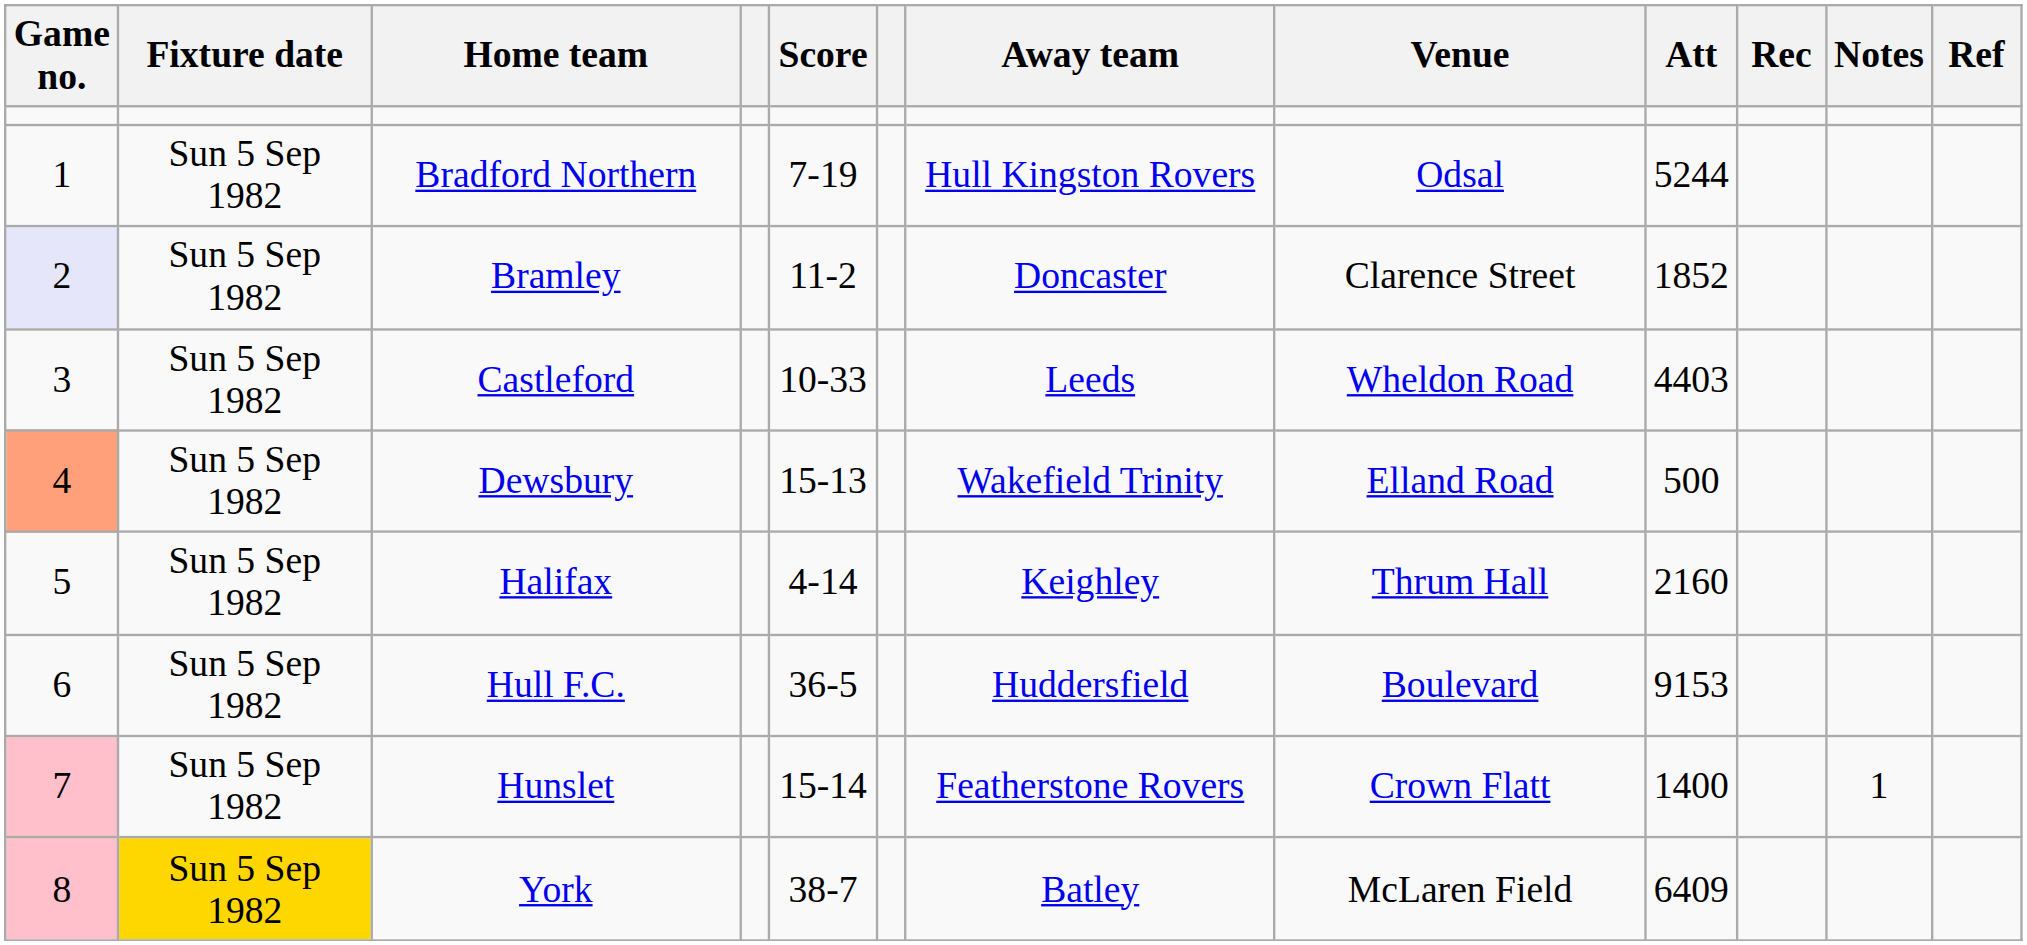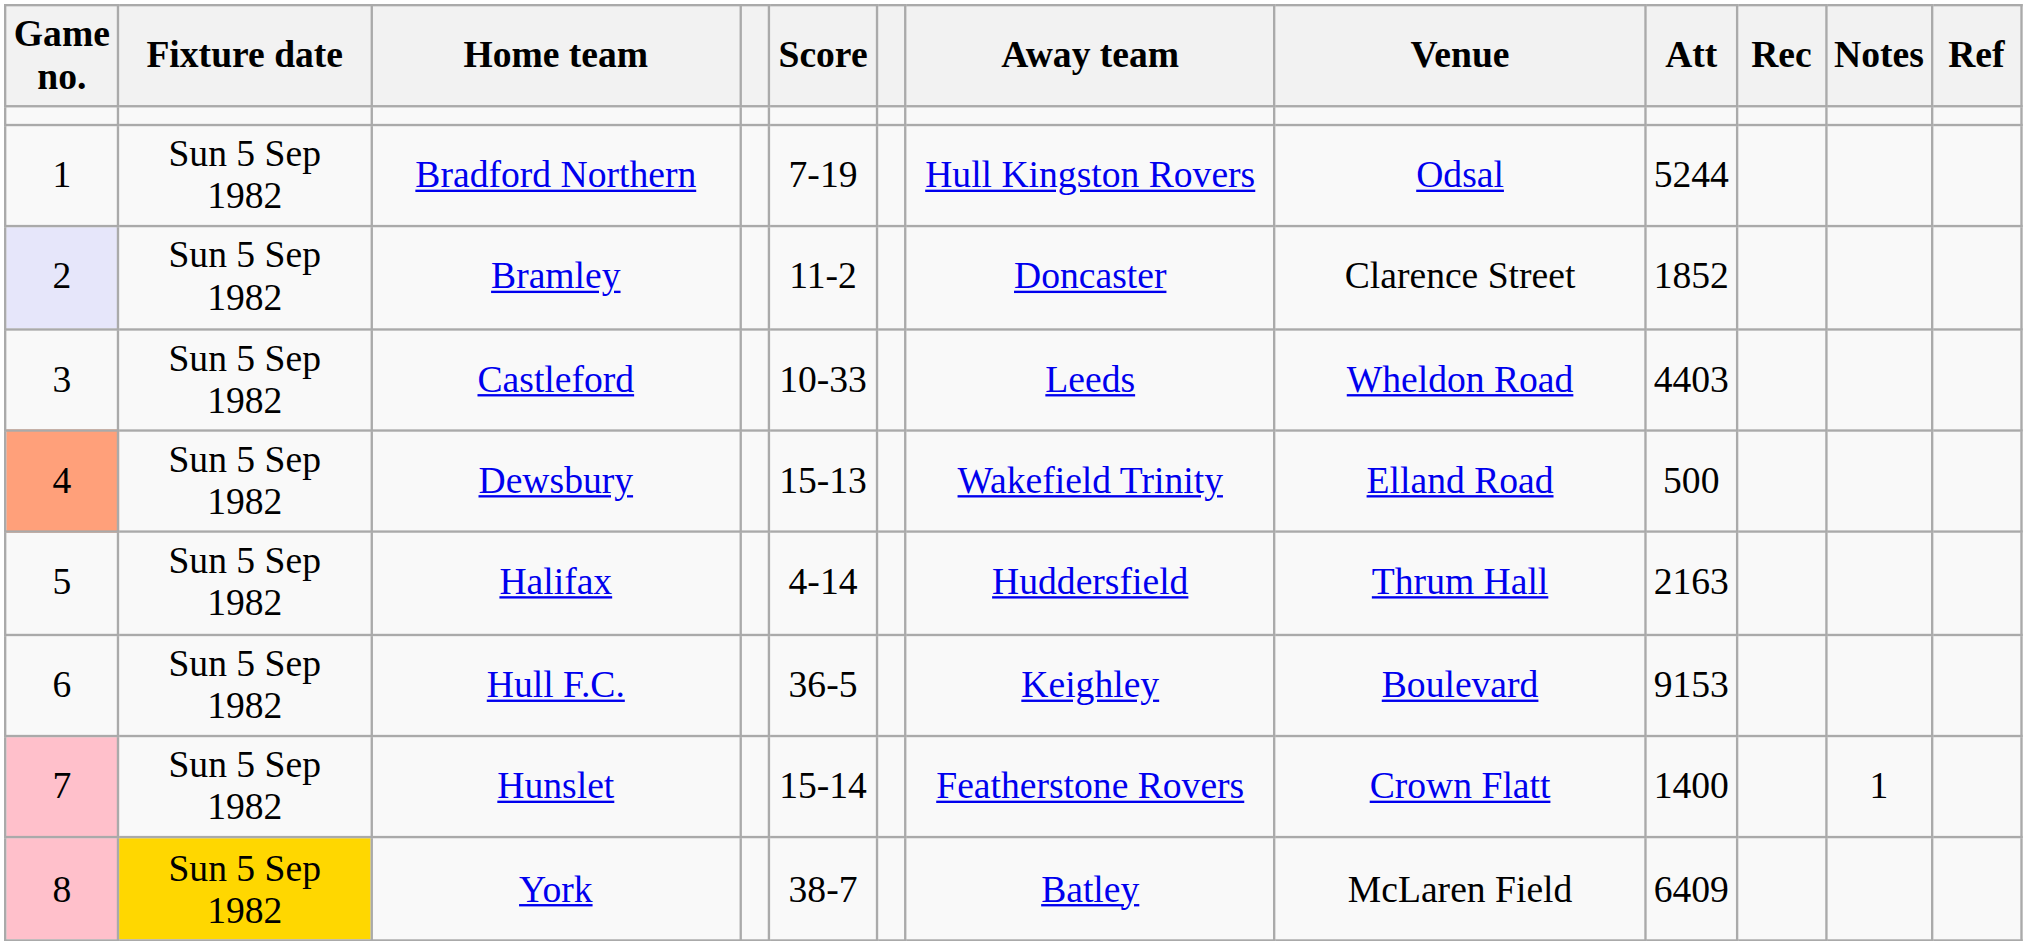(1090, 582) Keighley -> (1090, 582) Huddersfield
(1691, 582) 2160 -> (1691, 582) 2163
(1090, 684) Huddersfield -> (1090, 684) Keighley
